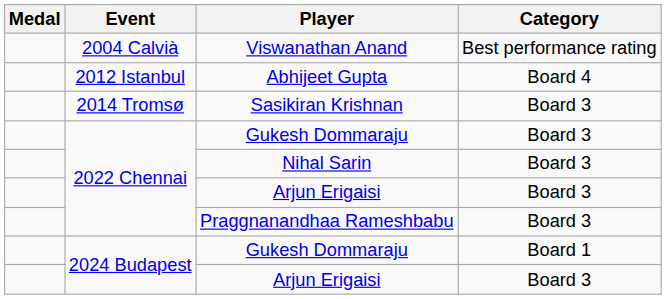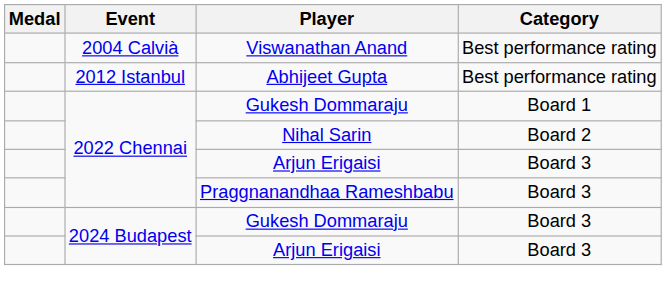(559, 76) Board 4 -> (559, 76) Best performance rating
- row: (130, 105)
(559, 134) Board 3 -> (559, 105) Board 1
(559, 163) Board 3 -> (559, 134) Board 2
(559, 250) Board 1 -> (559, 221) Board 3
